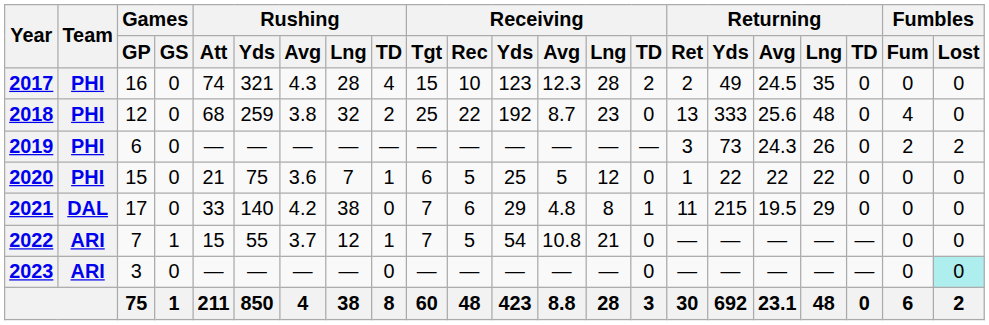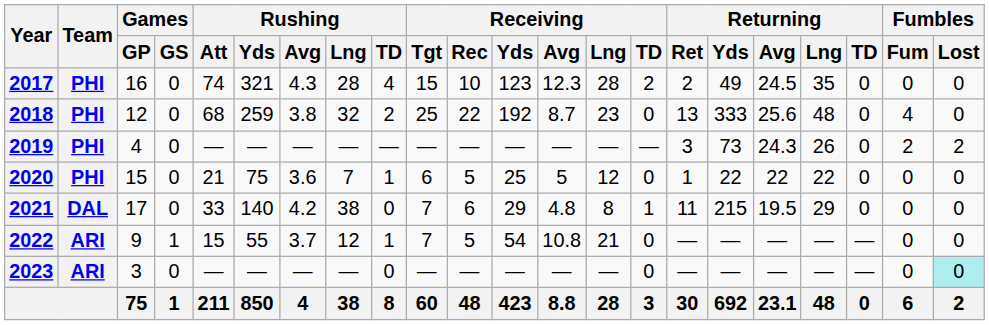(136, 146) 6 -> (136, 146) 4
(136, 240) 7 -> (136, 240) 9
